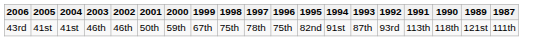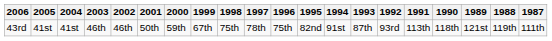+ column: (504, 12)
